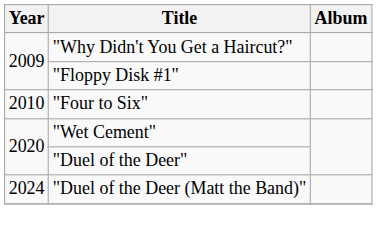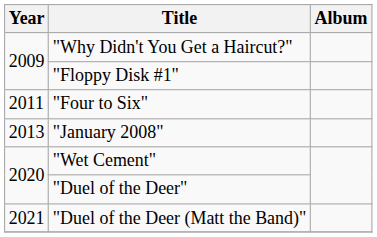(27, 103) 2010 -> (26, 103) 2011
+ row: (108, 132)
(27, 189) 2024 -> (27, 217) 2021
